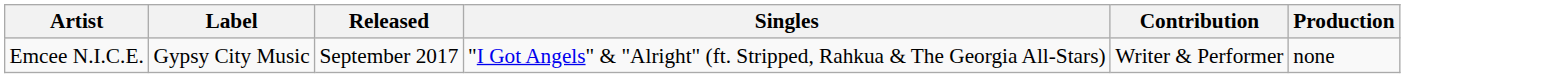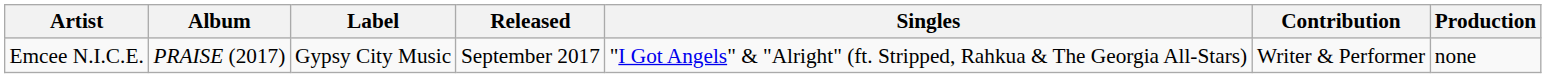+ column: (219, 21)
